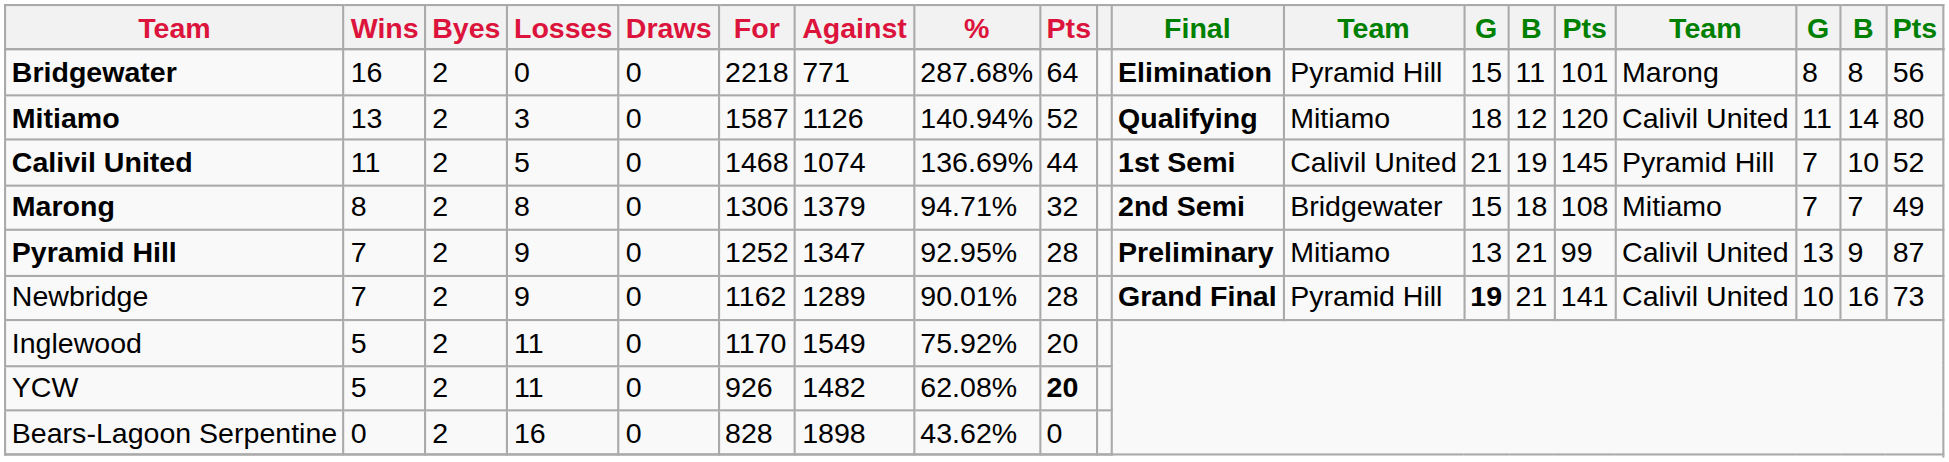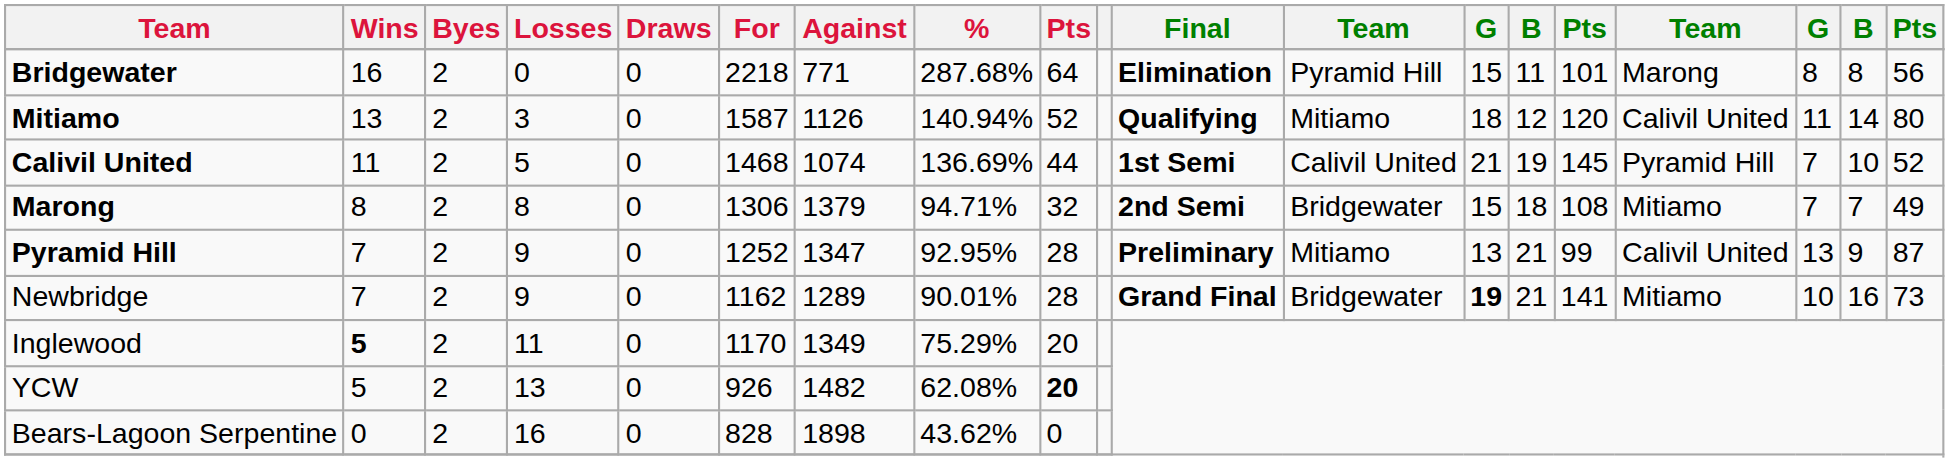(1366, 297) Pyramid Hill -> (1366, 297) Bridgewater
(1705, 297) Calivil United -> (1672, 297) Mitiamo
(359, 342) normal -> (359, 342) bold
(834, 342) 1549 -> (834, 342) 1349
(969, 342) 75.92% -> (969, 342) 75.29%
(529, 387) 11 -> (530, 387) 13
